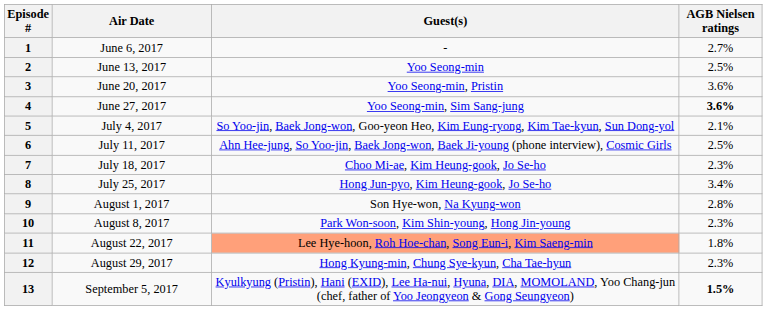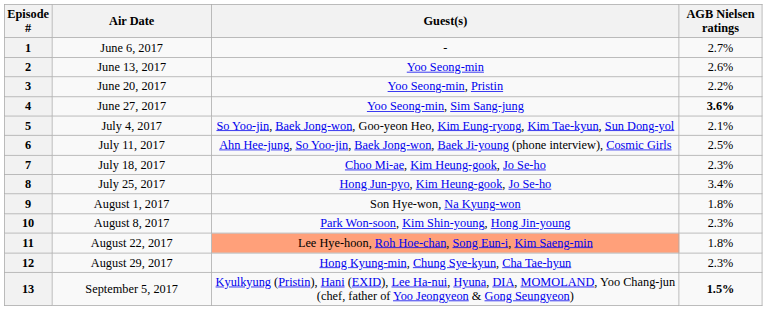(721, 67) 2.5% -> (721, 67) 2.6%
(721, 86) 3.6% -> (721, 86) 2.2%
(721, 203) 2.8% -> (721, 203) 1.8%
